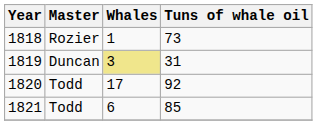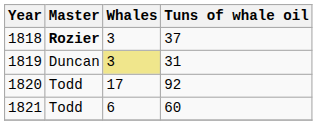(74, 39) normal -> (74, 39) bold
(111, 39) 1 -> (111, 39) 3
(173, 39) 73 -> (173, 39) 37
(173, 108) 85 -> (173, 108) 60
